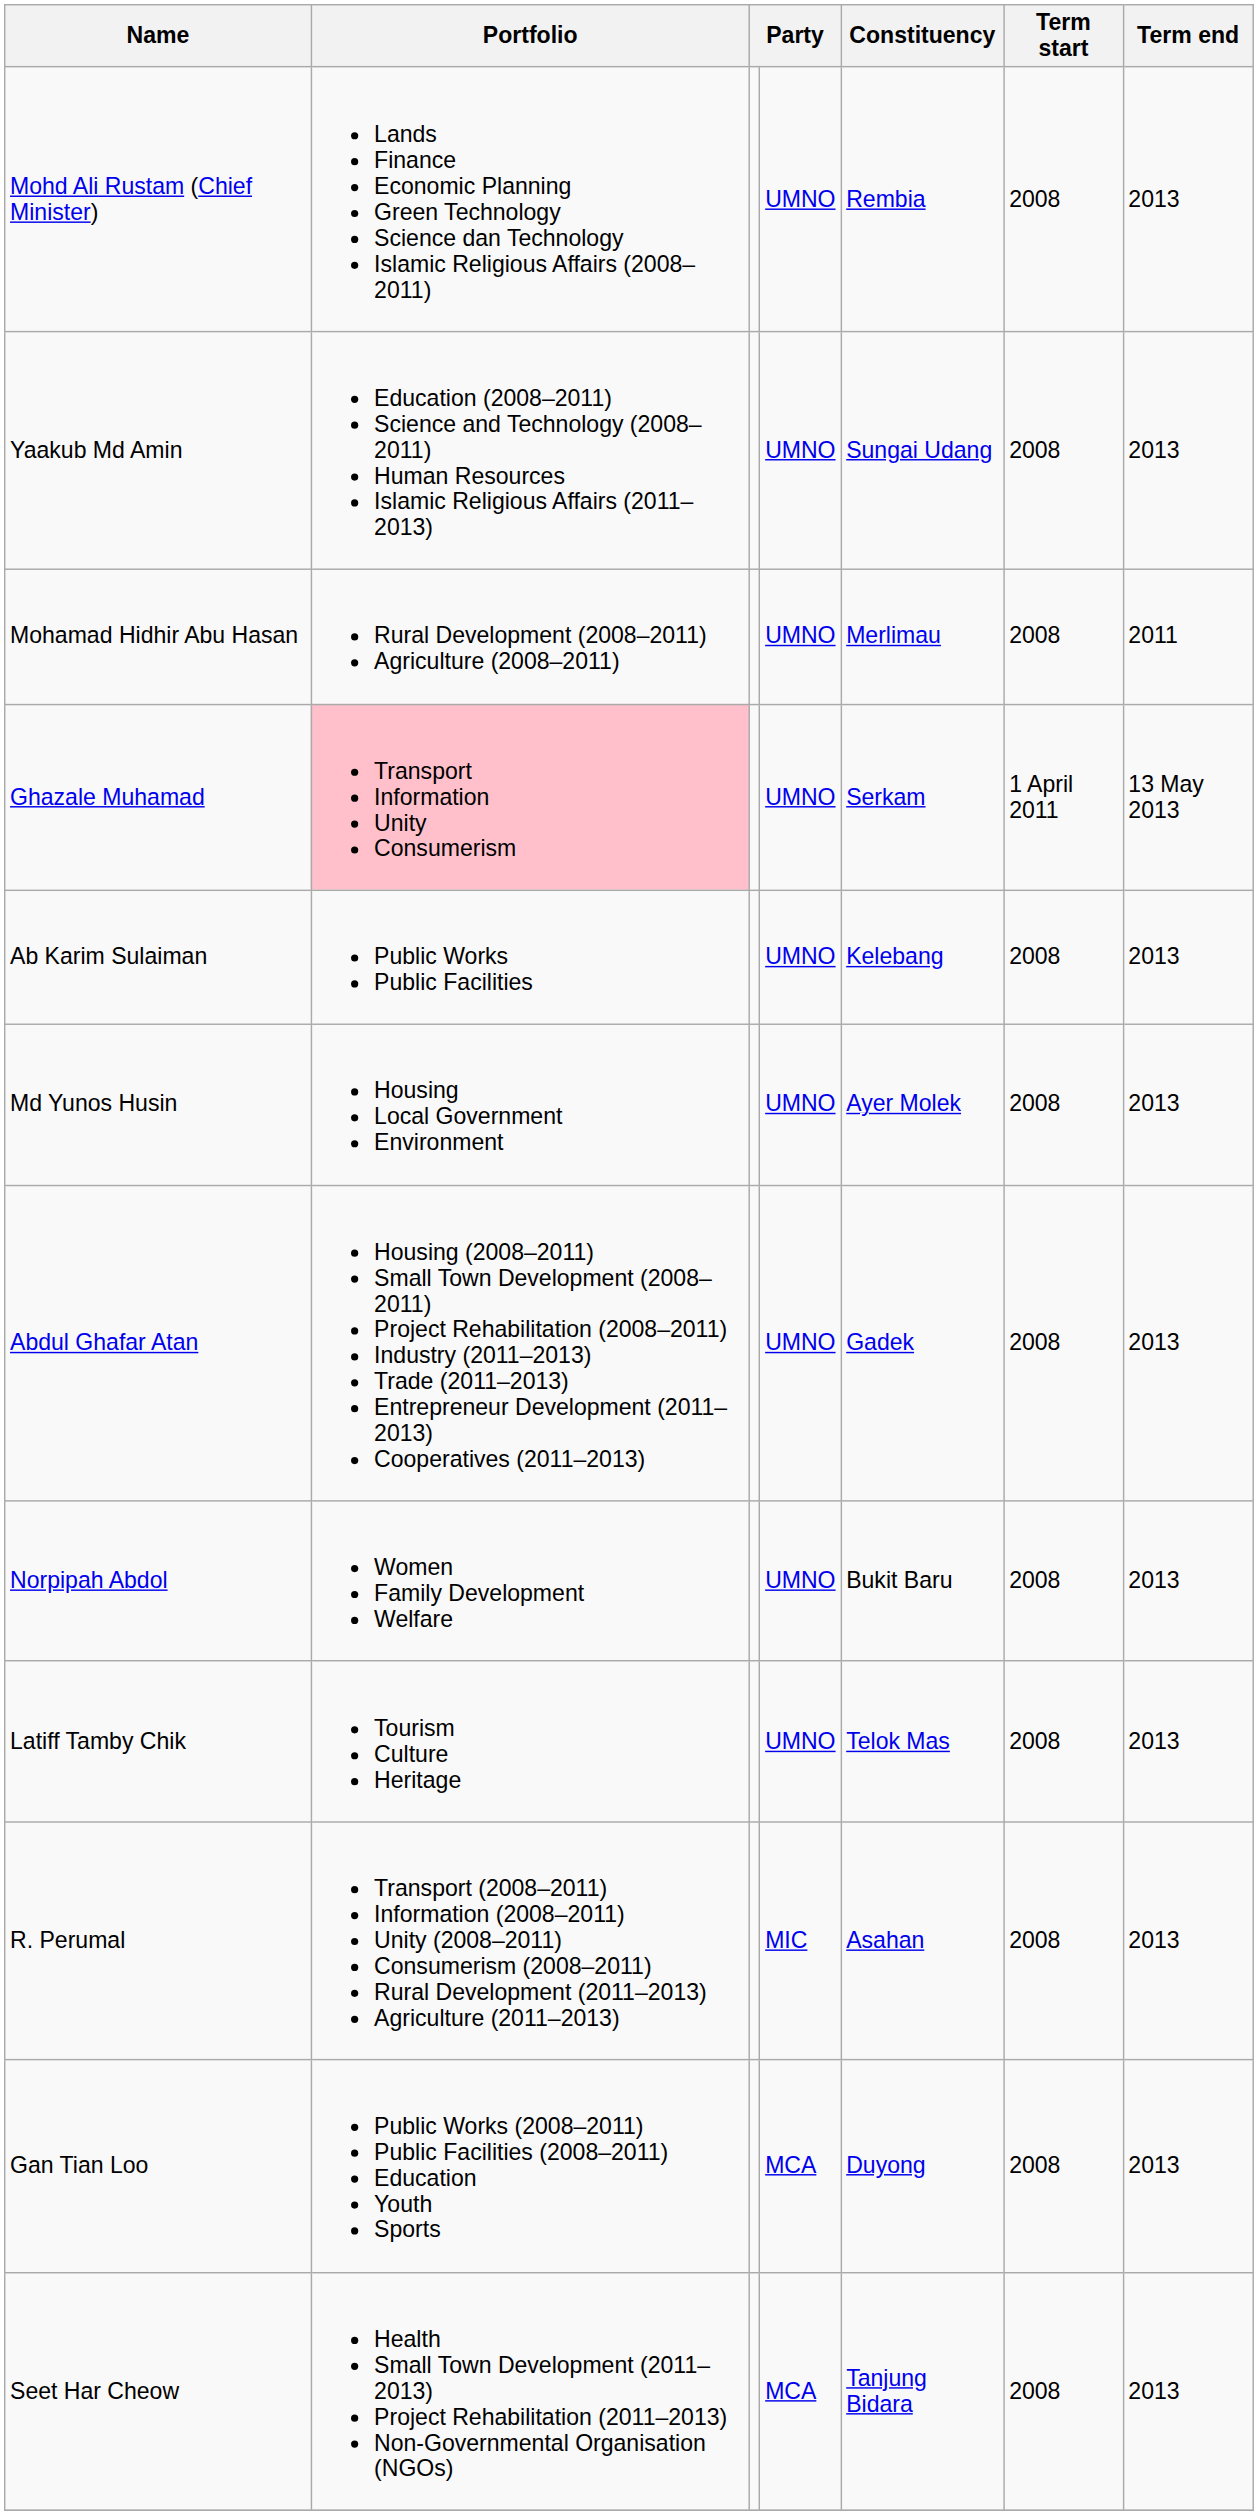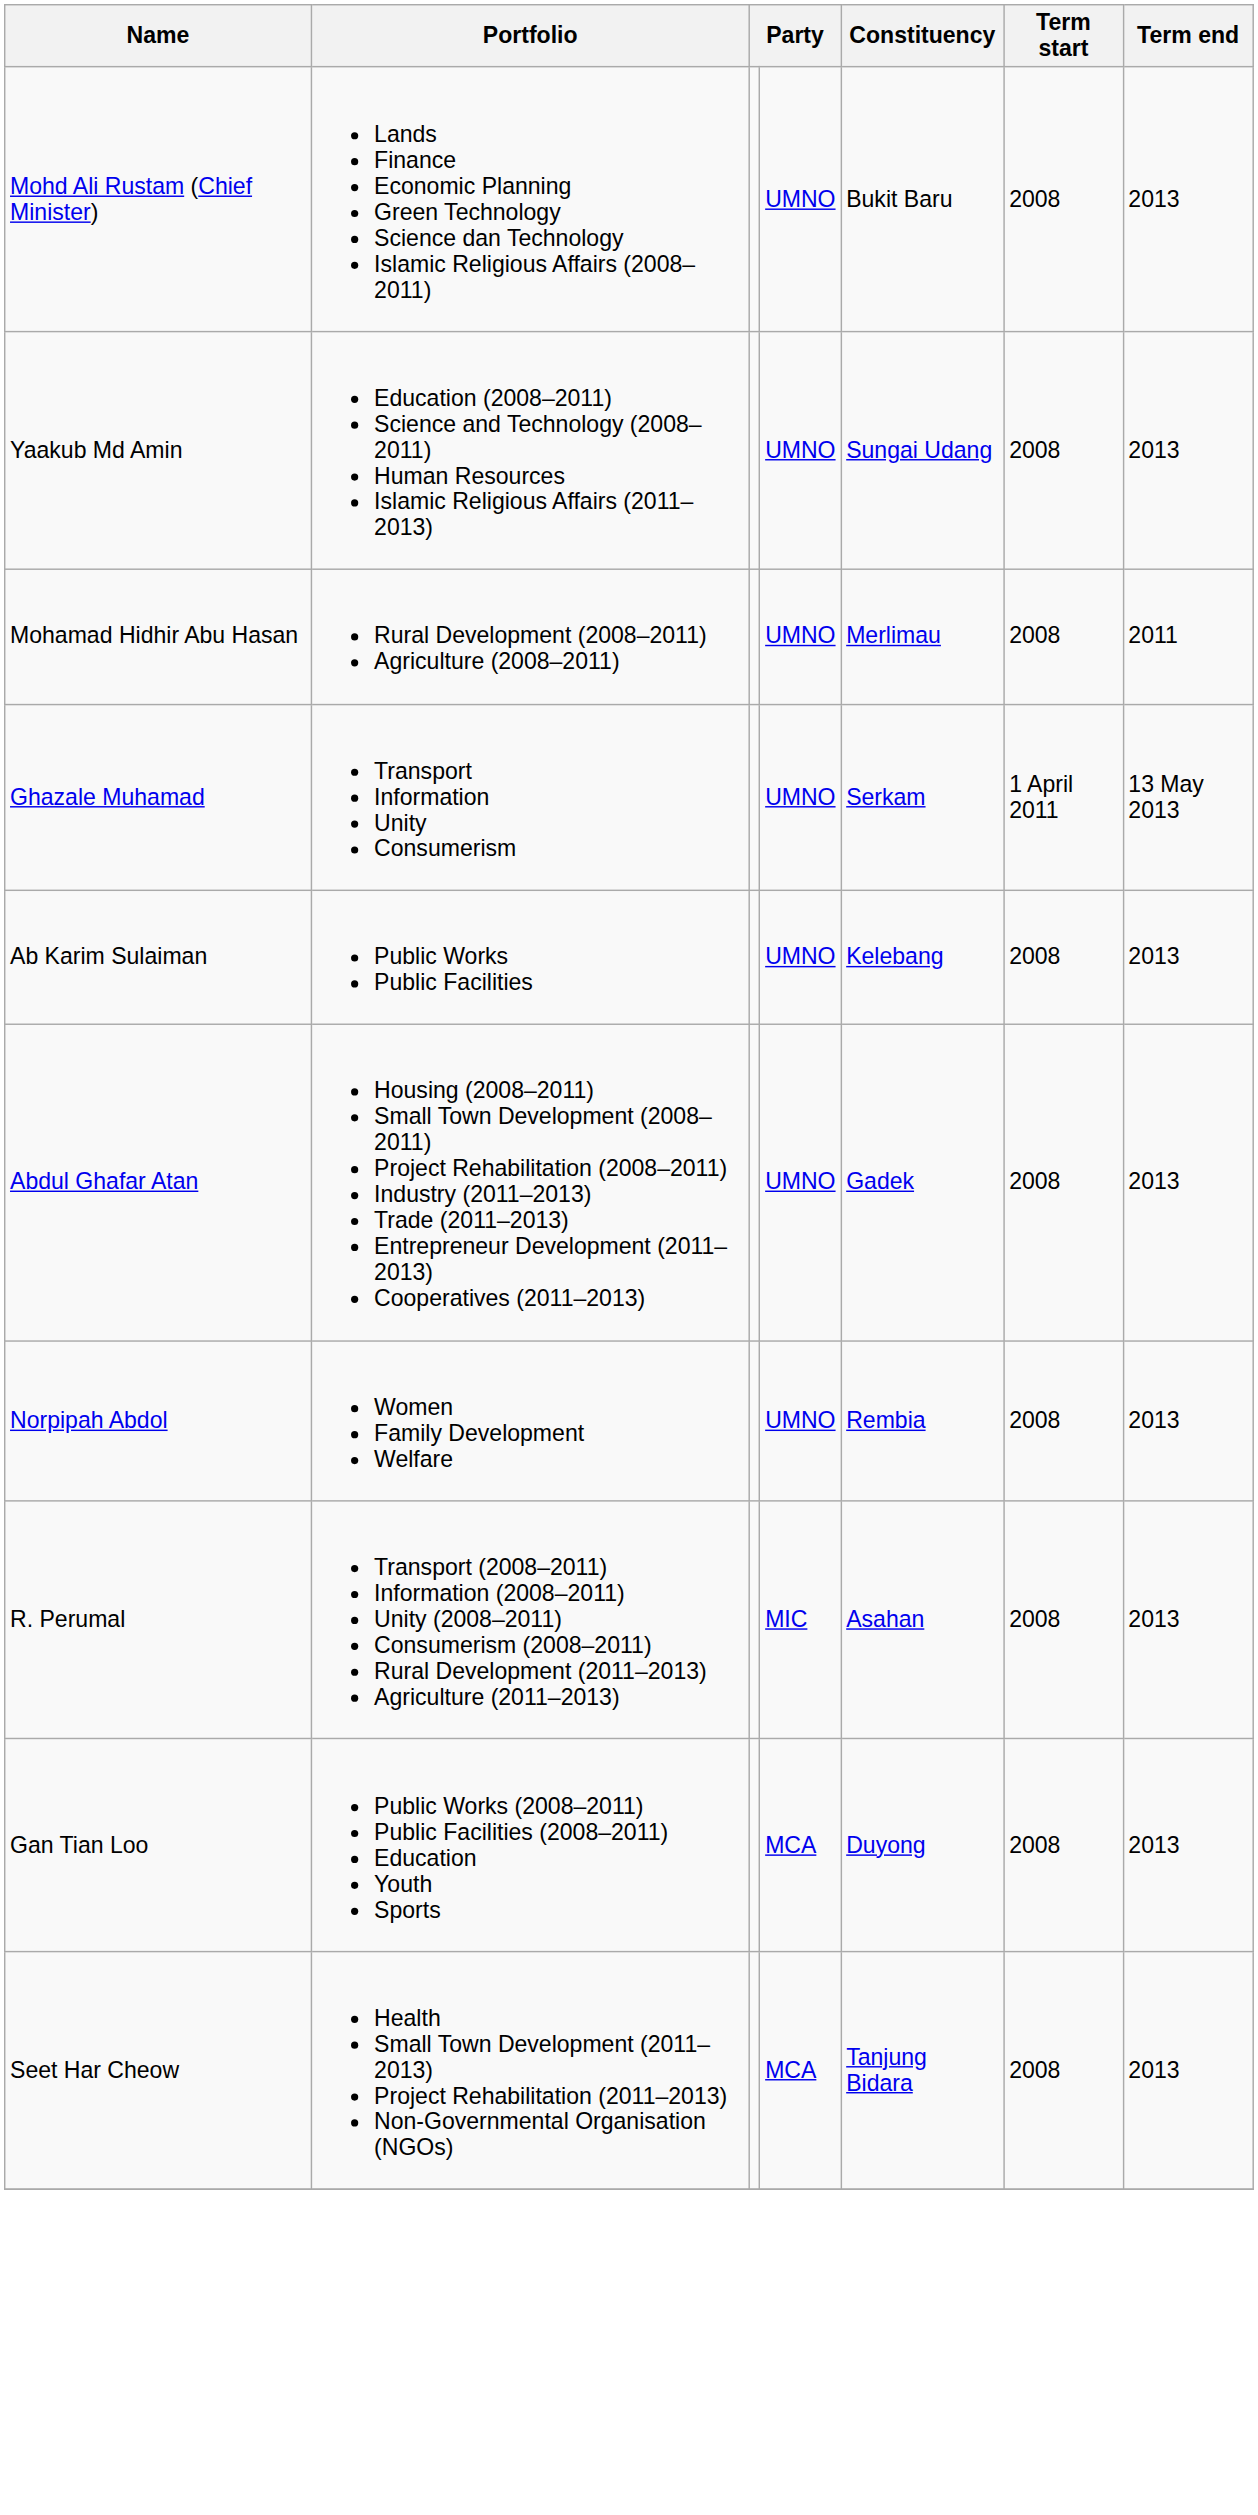(886, 198) Rembia -> (899, 198) Bukit Baru
(530, 810) pink background -> (530, 810) no background
- row: (94, 1104)
(899, 1580) Bukit Baru -> (886, 1420) Rembia
- row: (98, 1741)
